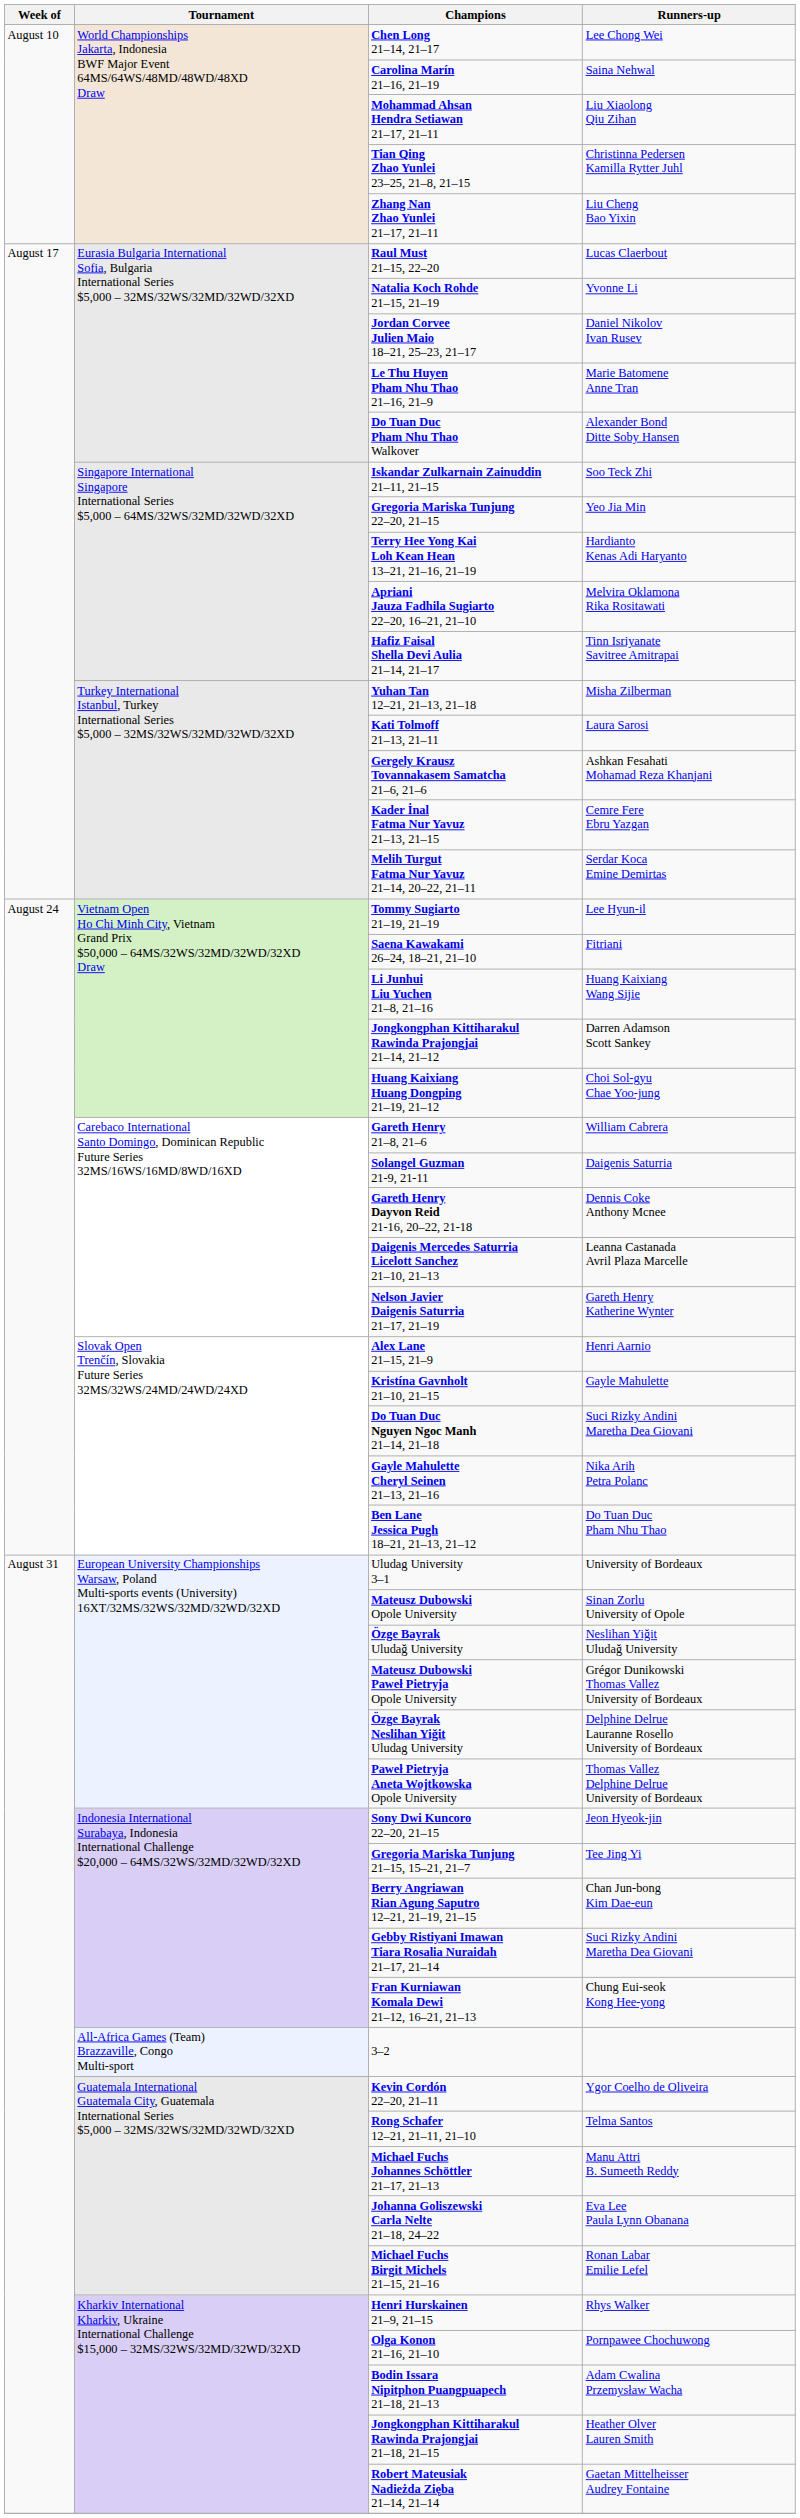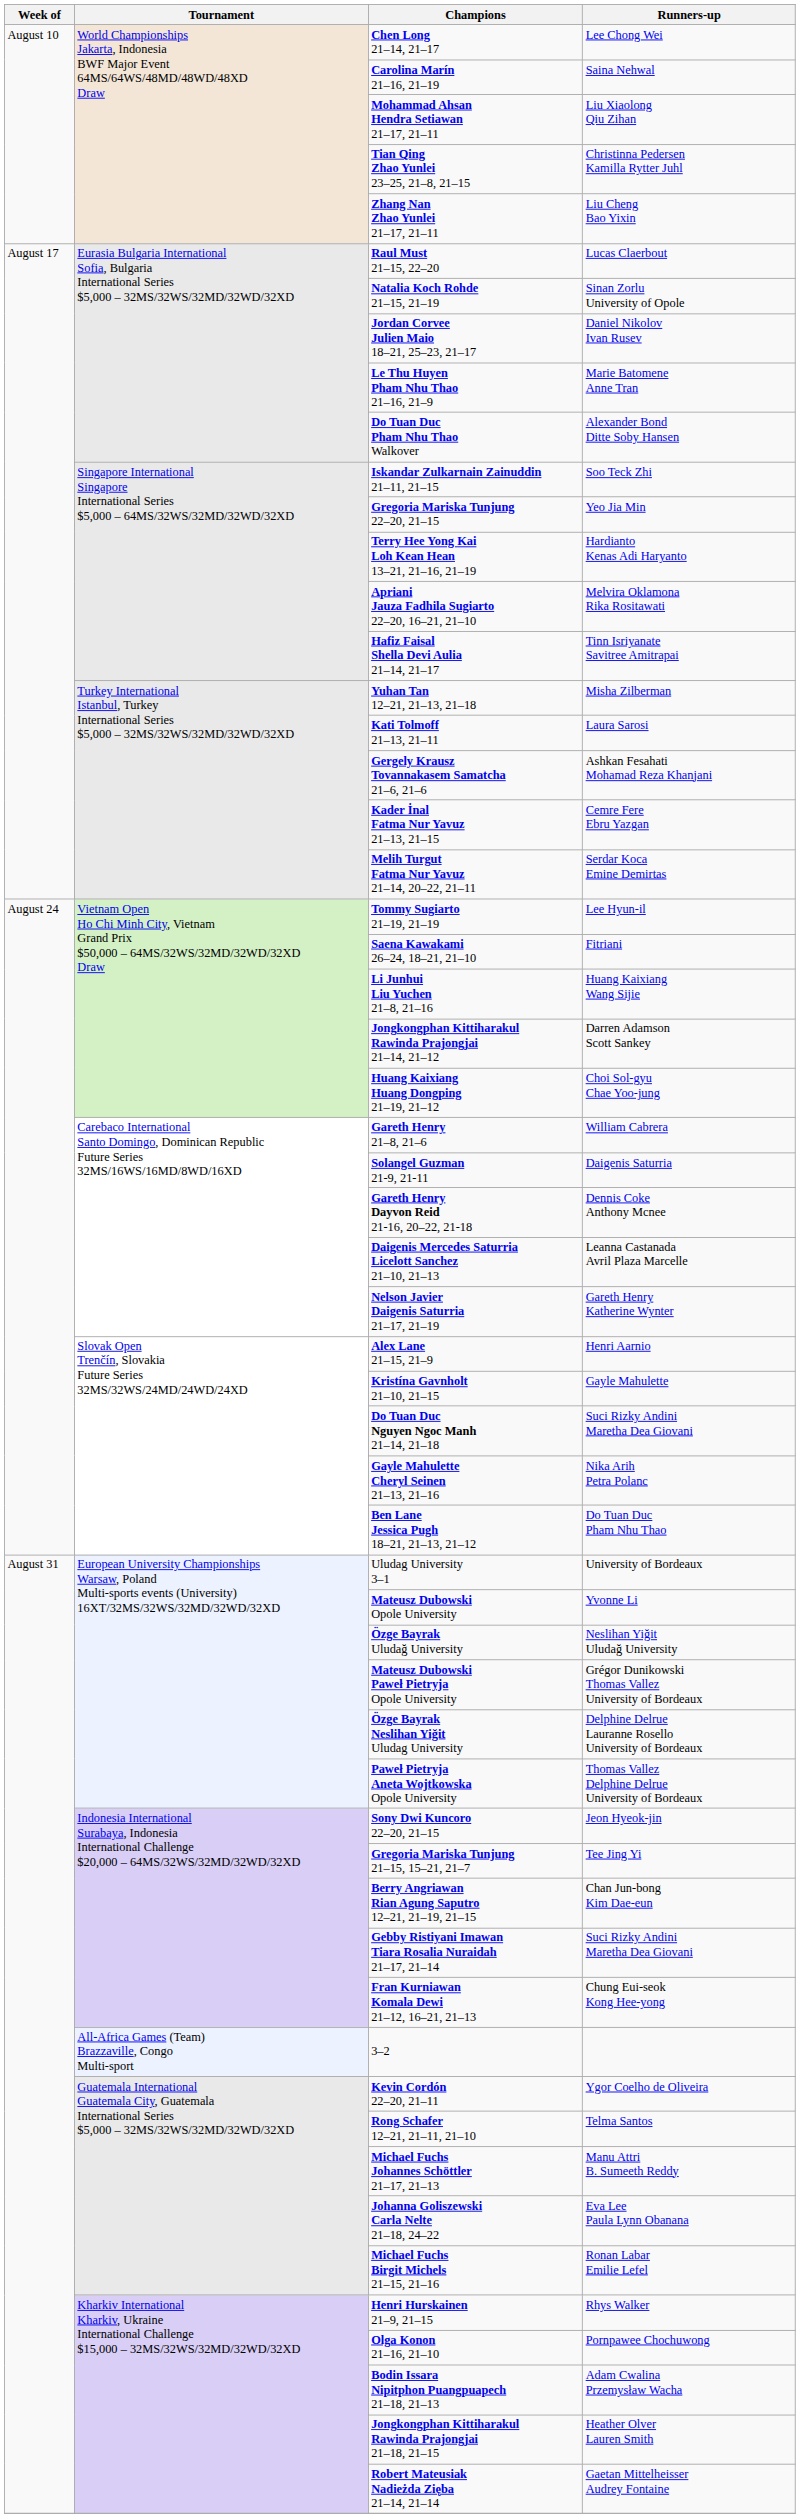(612, 288) Yvonne Li -> (635, 295) Sinan Zorlu University of Opole
(635, 1606) Sinan Zorlu University of Opole -> (612, 1599) Yvonne Li
